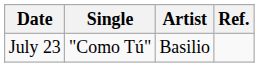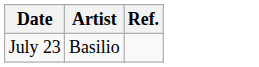- column: (110, 18)
